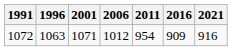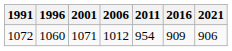(52, 35) 1063 -> (52, 35) 1060
(208, 35) 916 -> (208, 35) 906
